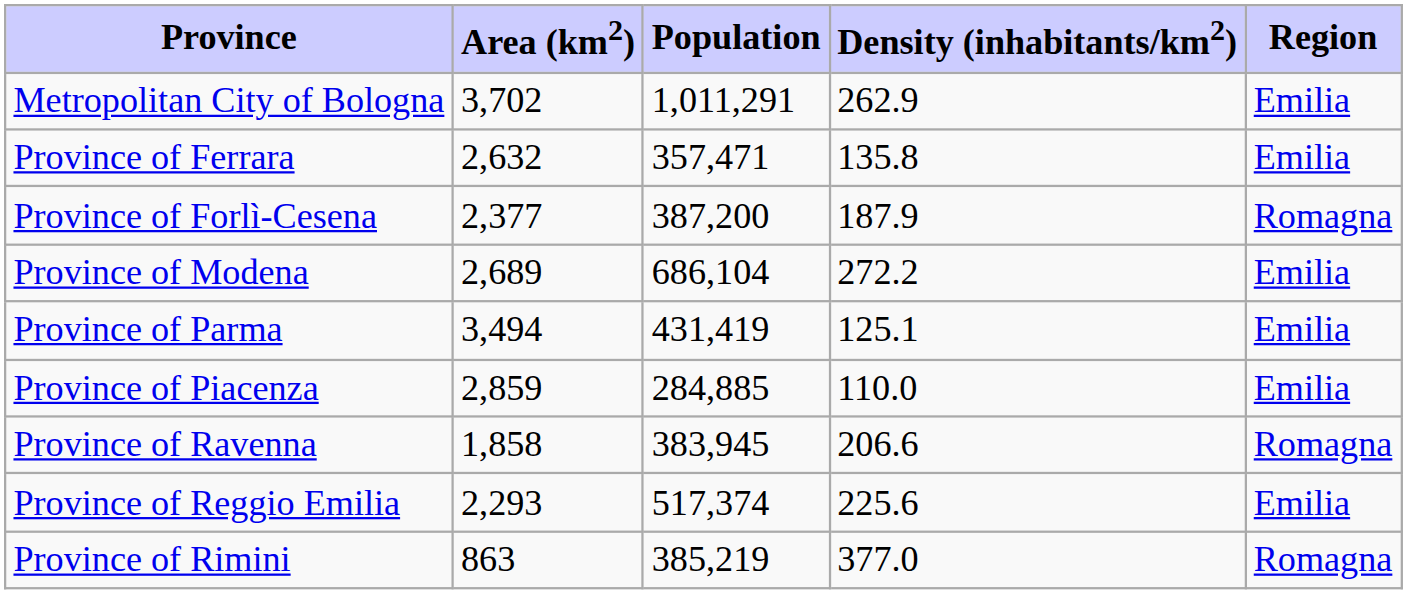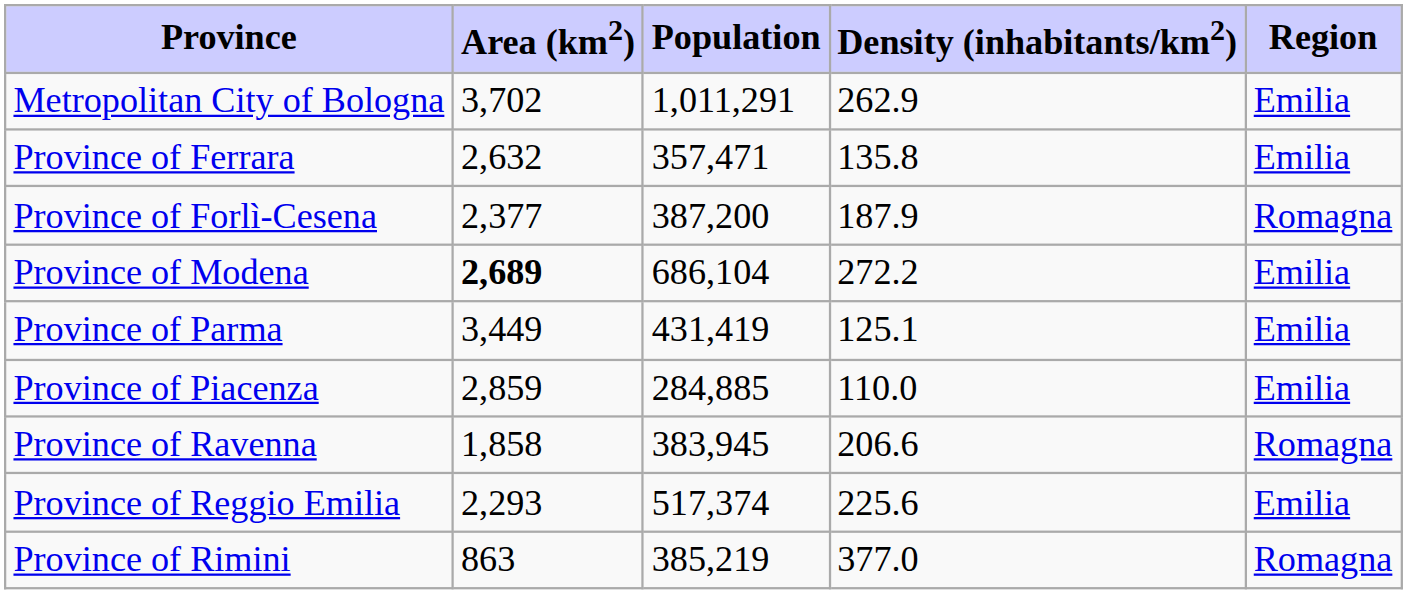(502, 272) normal -> (502, 272) bold
(502, 329) 3,494 -> (502, 329) 3,449
